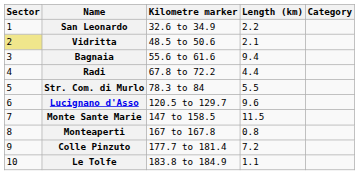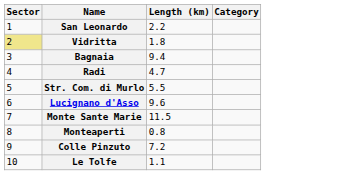- column: (193, 12)
(250, 42) 2.1 -> (157, 42) 1.8
(250, 72) 4.4 -> (157, 72) 4.7
